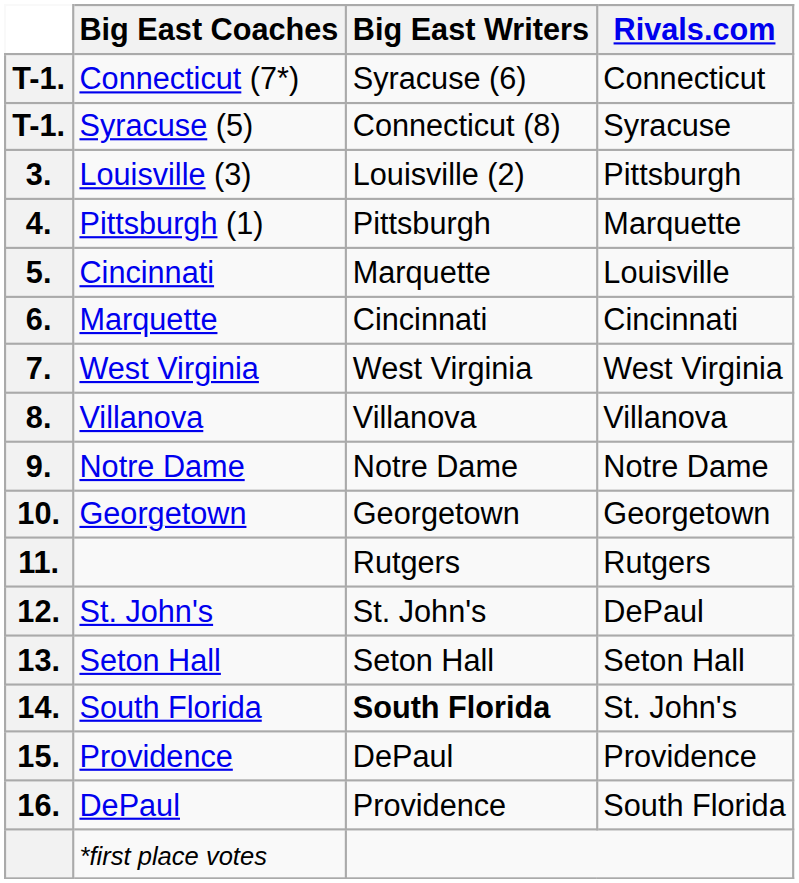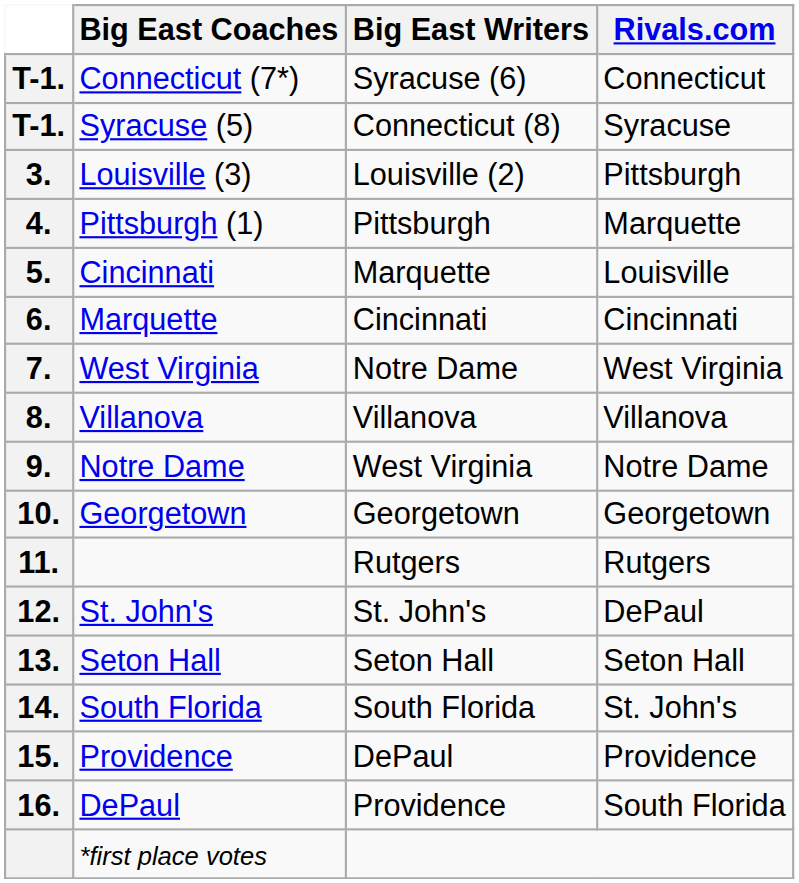(442, 369) West Virginia -> (435, 369) Notre Dame
(435, 466) Notre Dame -> (442, 466) West Virginia
(452, 708) bold -> (444, 708) normal
